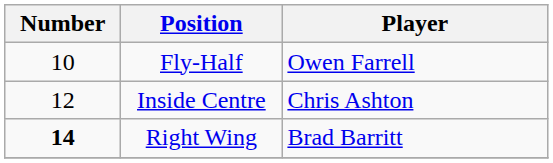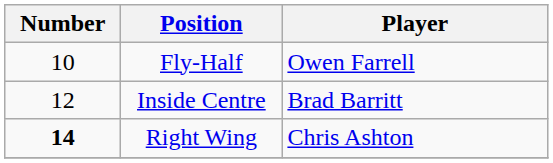(350, 99) Chris Ashton -> (345, 99) Brad Barritt
(345, 137) Brad Barritt -> (350, 137) Chris Ashton
